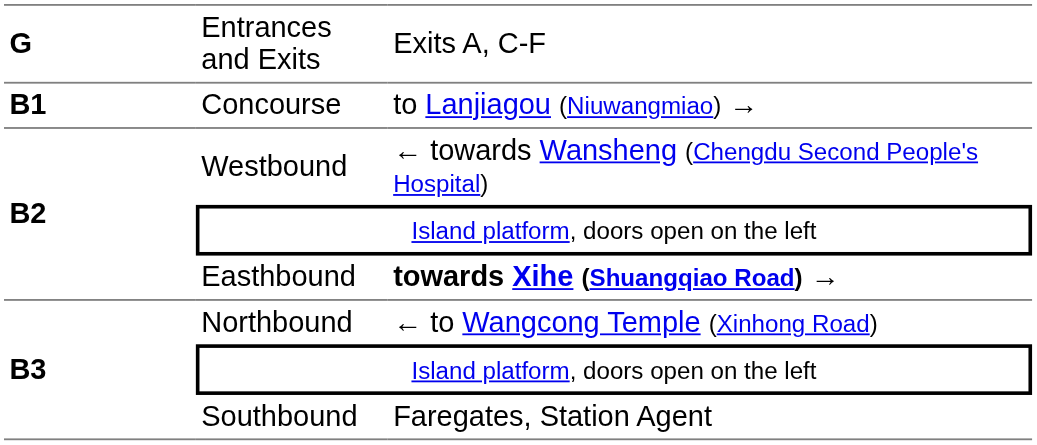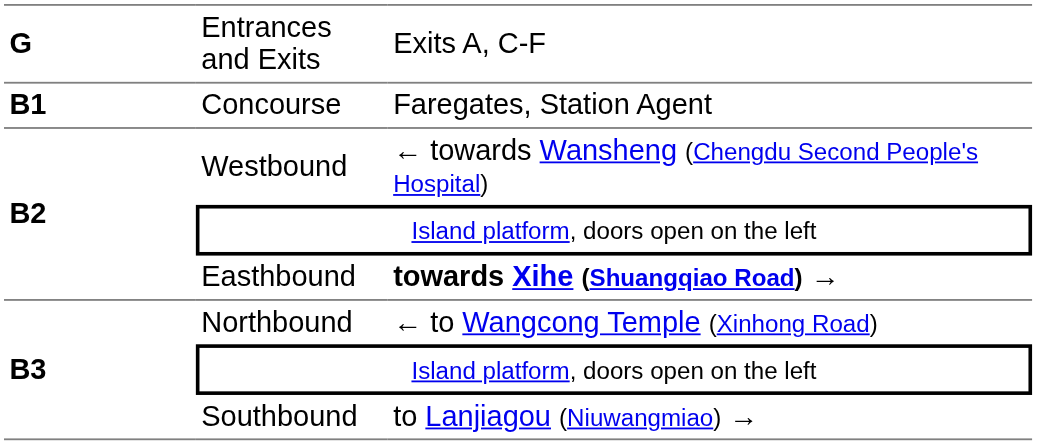(576, 104) to Lanjiagou (Niuwangmiao) → -> (553, 104) Faregates, Station Agent
(553, 416) Faregates, Station Agent -> (576, 416) to Lanjiagou (Niuwangmiao) →
